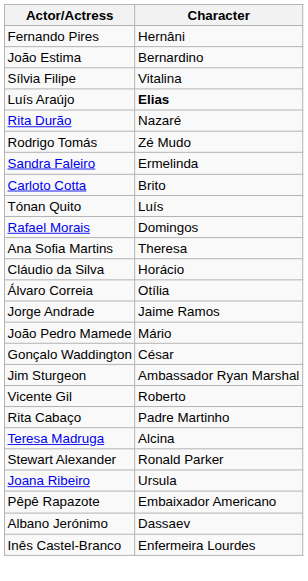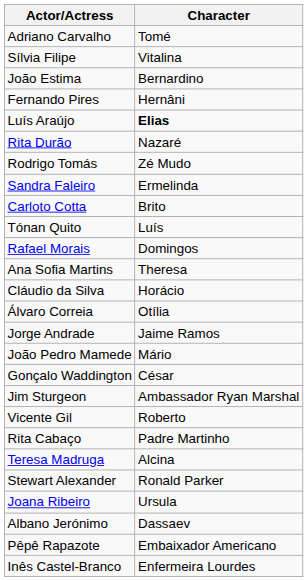+ row: (59, 36)
rows swapped: (53, 36) <-> (42, 79)
rows swapped: (58, 523) <-> (54, 502)
